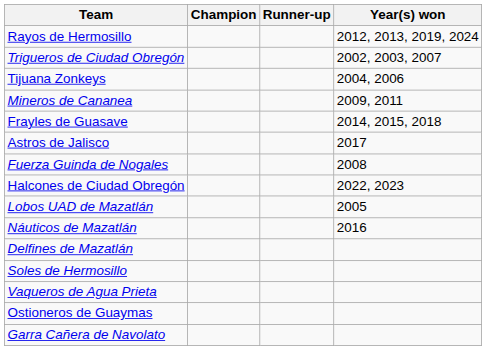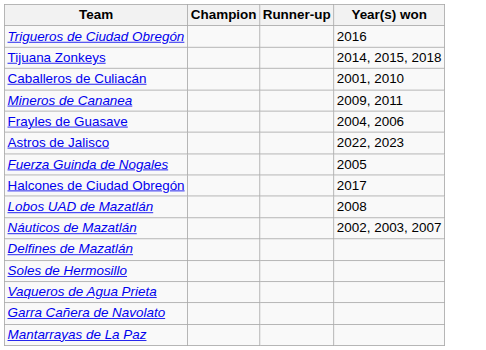- row: (70, 36)
(389, 57) 2002, 2003, 2007 -> (352, 36) 2016
(370, 79) 2004, 2006 -> (389, 57) 2014, 2015, 2018
+ row: (77, 79)
(389, 121) 2014, 2015, 2018 -> (370, 121) 2004, 2006
(352, 143) 2017 -> (370, 143) 2022, 2023
(352, 164) 2008 -> (352, 164) 2005
(370, 185) 2022, 2023 -> (352, 185) 2017
(352, 206) 2005 -> (352, 206) 2008
(352, 228) 2016 -> (389, 228) 2002, 2003, 2007
- row: (80, 313)
+ row: (77, 334)
